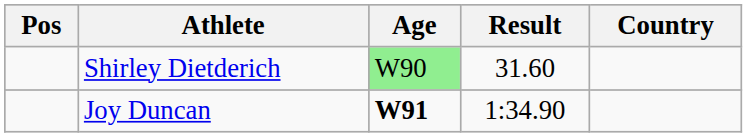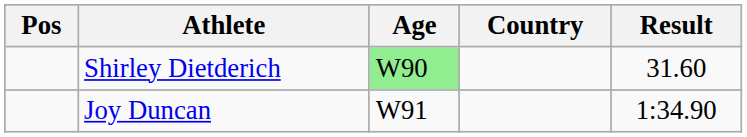columns swapped: (666, 25) <-> (525, 25)
(401, 110) bold -> (402, 110) normal
